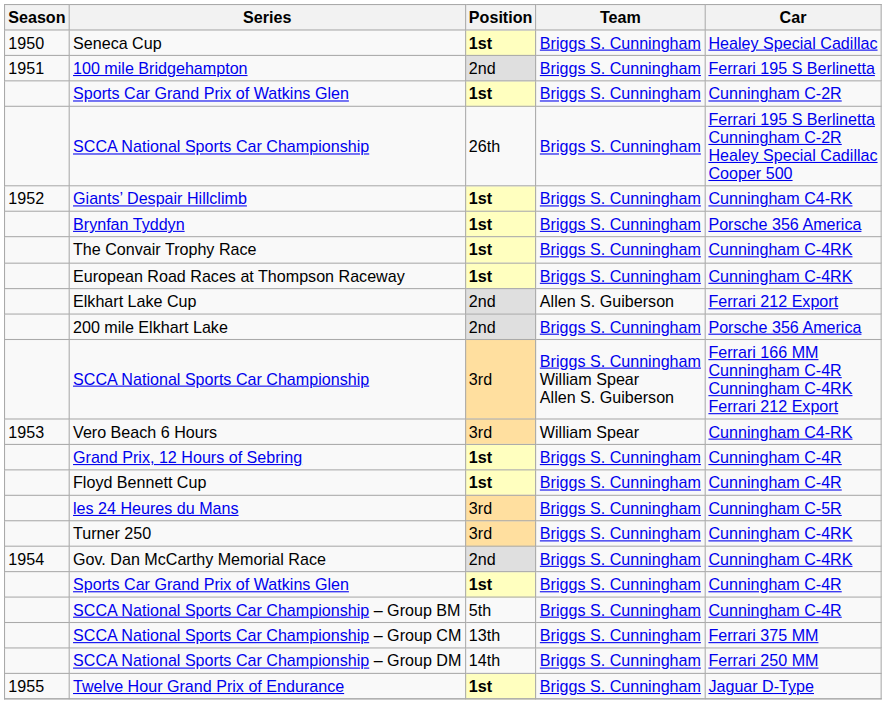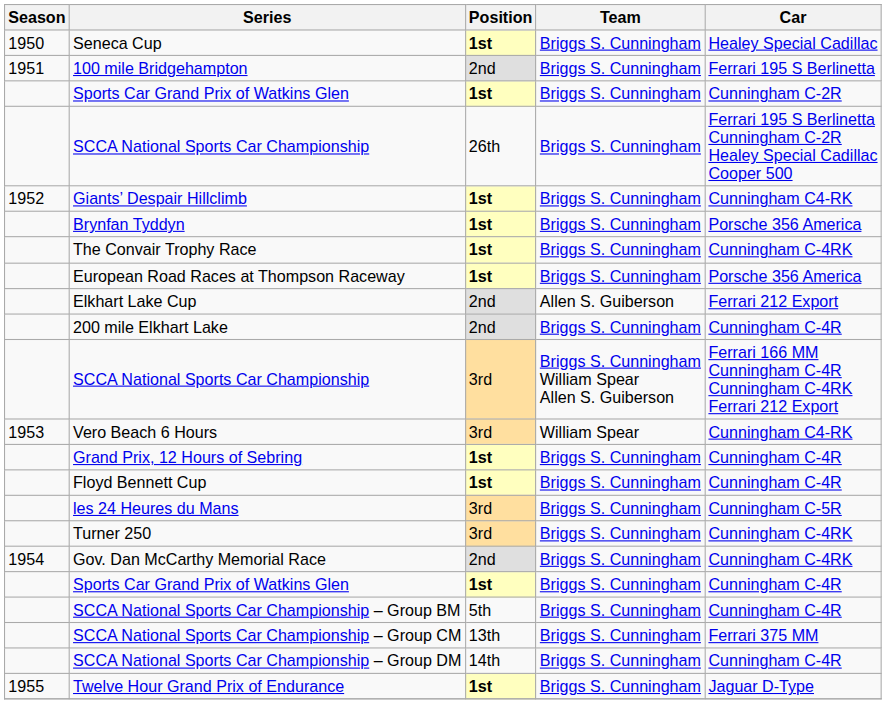(780, 276) Cunningham C-4RK -> (785, 276) Porsche 356 America
(785, 327) Porsche 356 America -> (775, 327) Cunningham C-4R
(763, 661) Ferrari 250 MM -> (775, 661) Cunningham C-4R
